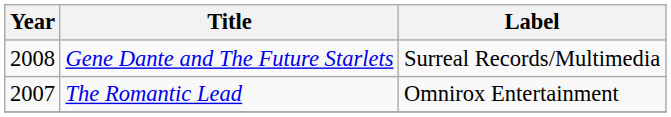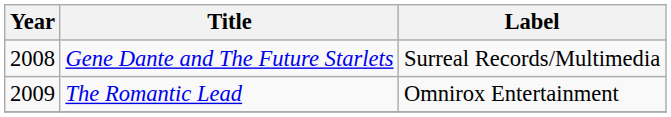(32, 93) 2007 -> (32, 93) 2009
